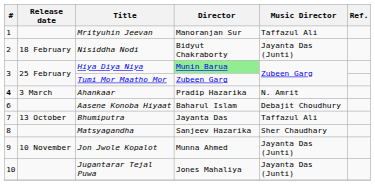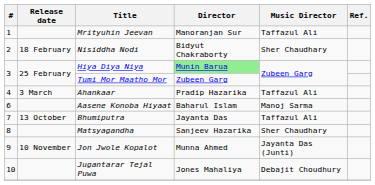(287, 50) Jayanta Das (Junti) -> (294, 50) Sher Chaudhary
(9, 92) bold -> (9, 92) normal
(280, 92) N. Amrit -> (289, 92) Taffazul Ali
(301, 105) Debajit Choudhury -> (287, 105) Manoj Sarma
(287, 169) Jayanta Das (Junti) -> (301, 169) Debajit Choudhury
